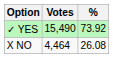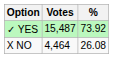(60, 29) 15,490 -> (60, 29) 15,487
